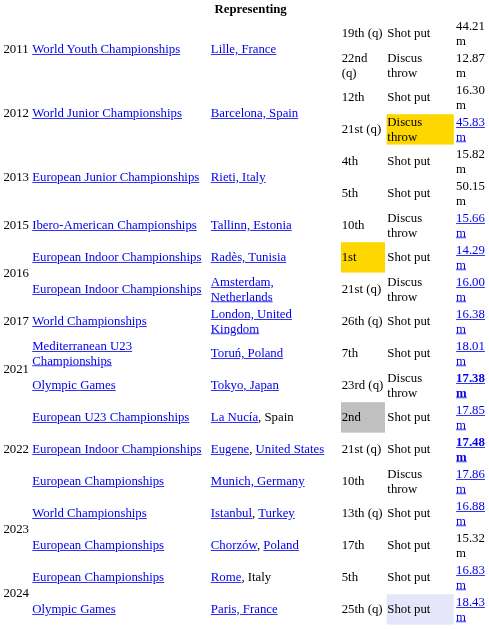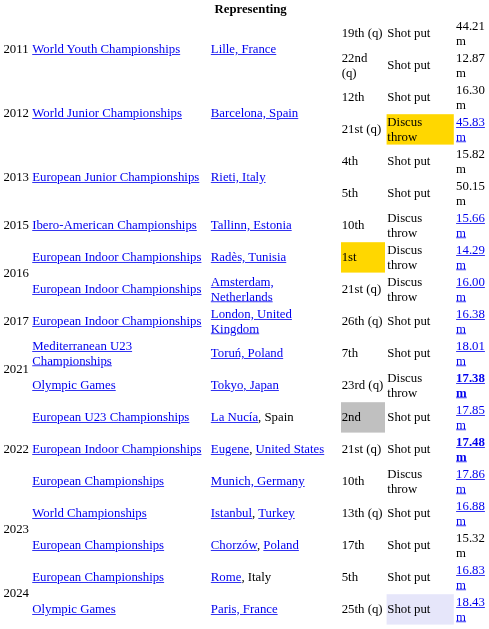(405, 65) Discus throw -> (409, 65) Shot put
(409, 257) Shot put -> (405, 257) Discus throw
(89, 321) World Championships -> (117, 321) European Indoor Championships
